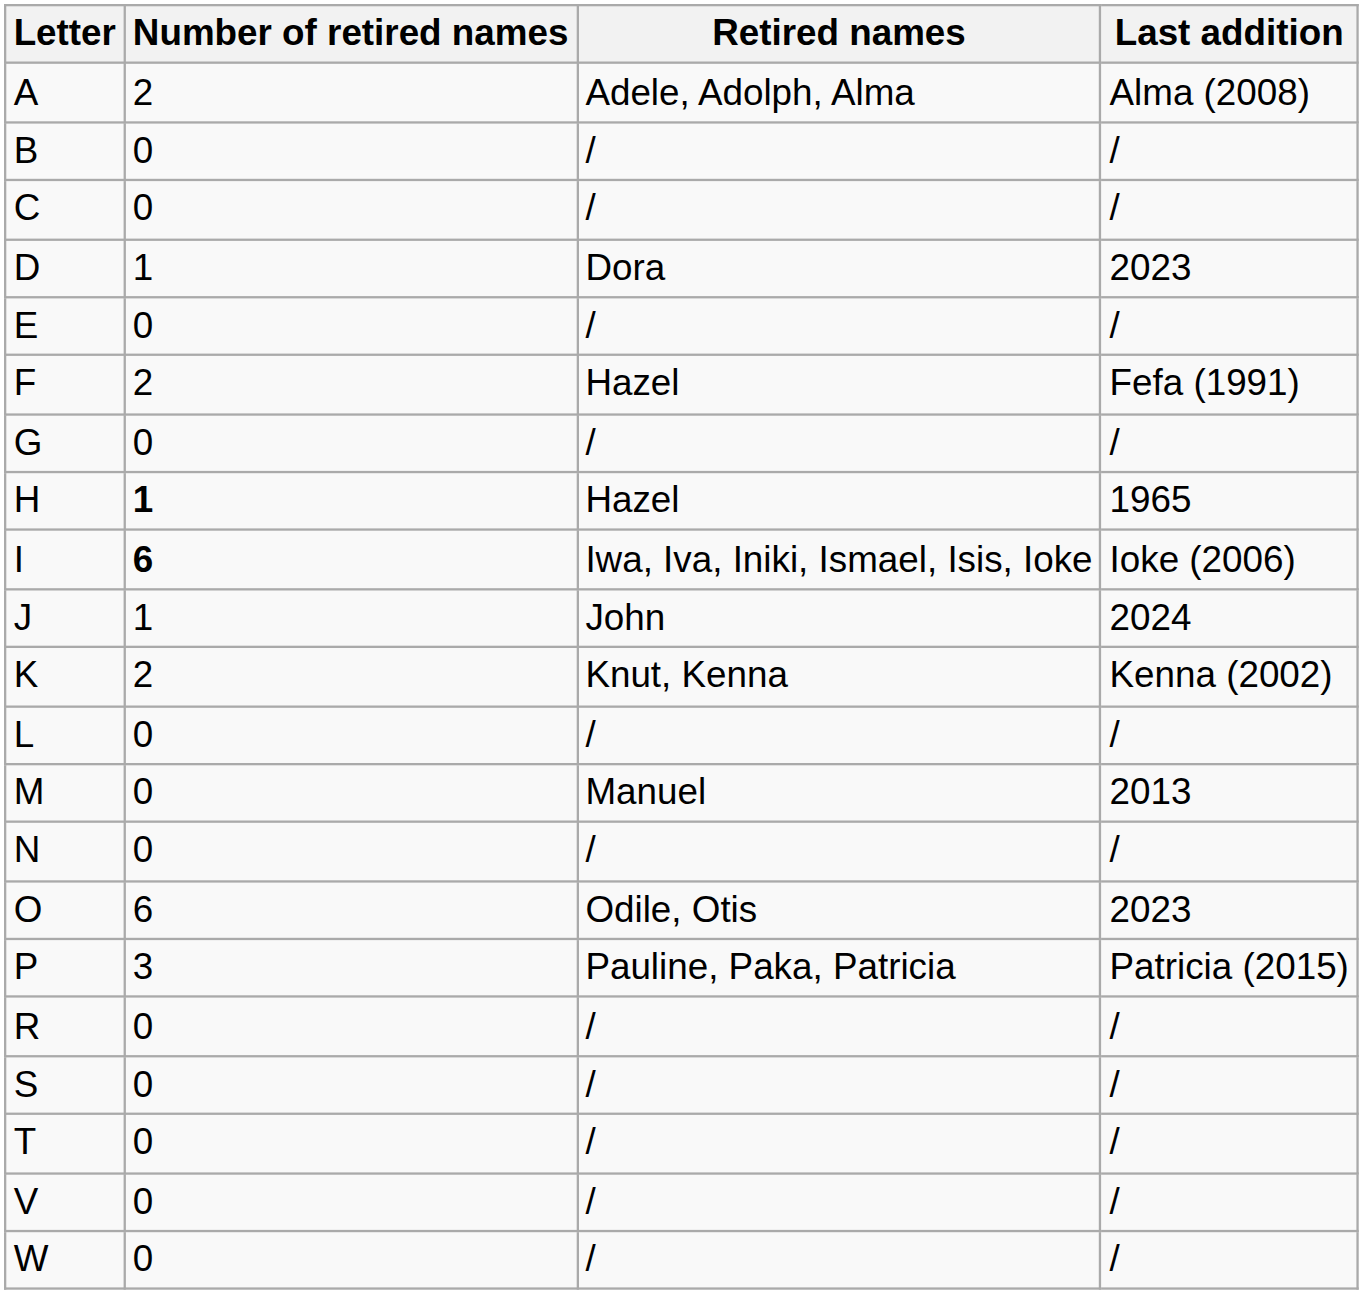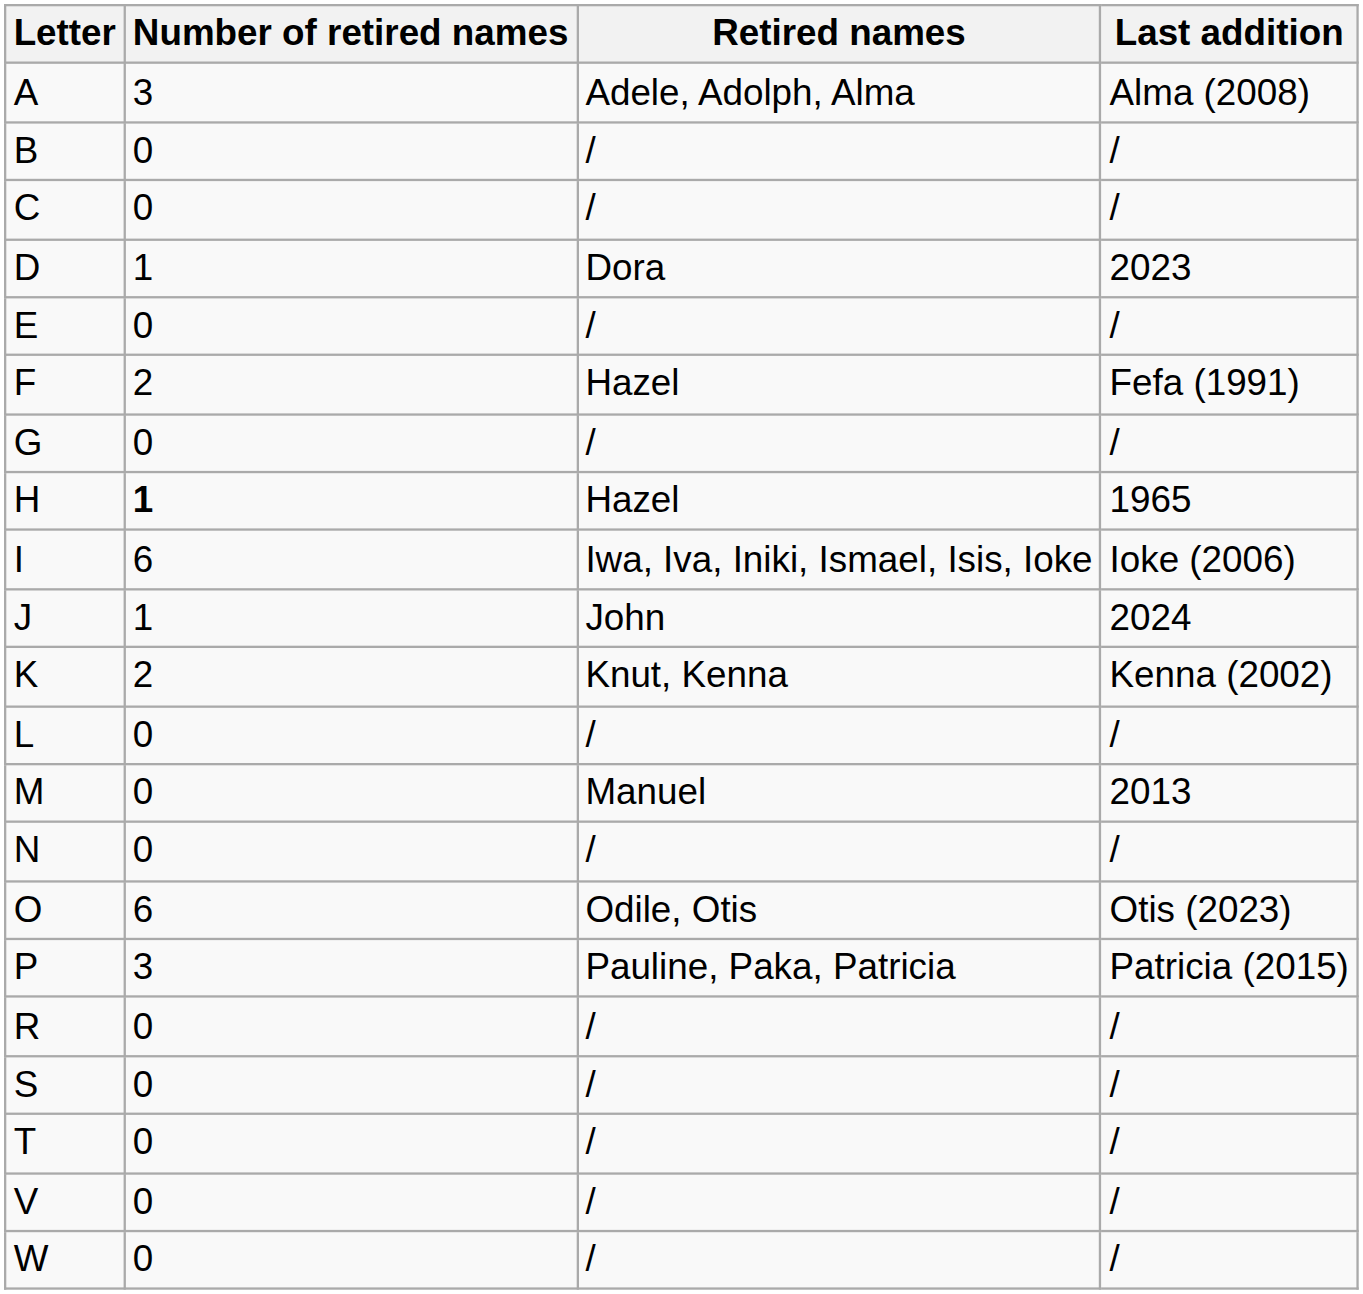(143, 92) 2 -> (143, 92) 3
(143, 558) bold -> (143, 558) normal
(1150, 909) 2023 -> (1201, 909) Otis (2023)
